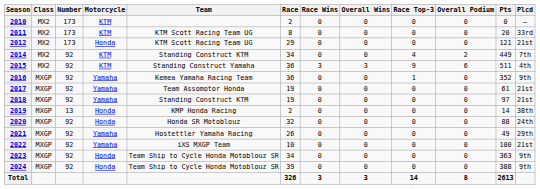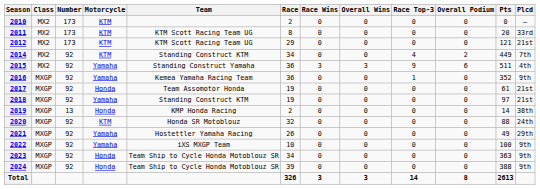(105, 44) Honda -> (105, 44) KTM
(105, 66) KTM -> (105, 66) Yamaha
(105, 89) Yamaha -> (105, 89) Honda
(105, 122) Honda -> (105, 122) KTM
(525, 145) 21st -> (525, 145) 9th
